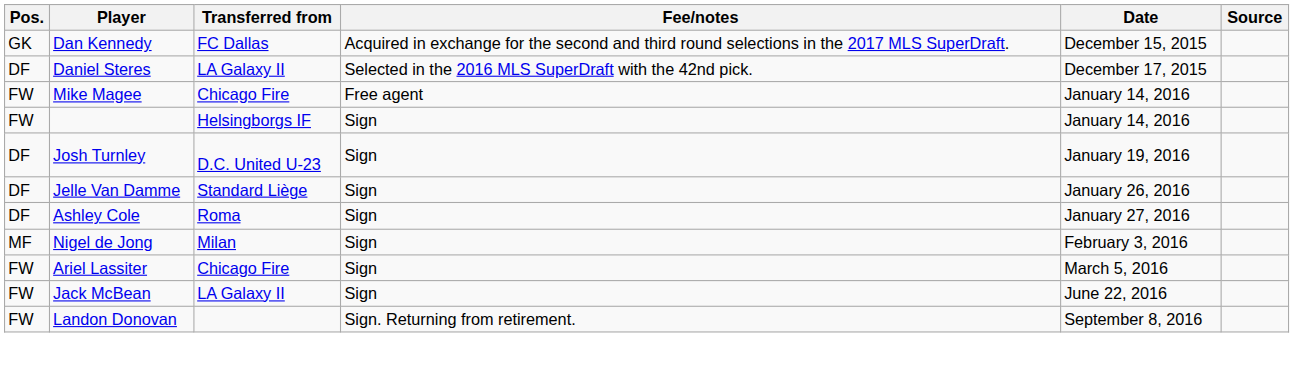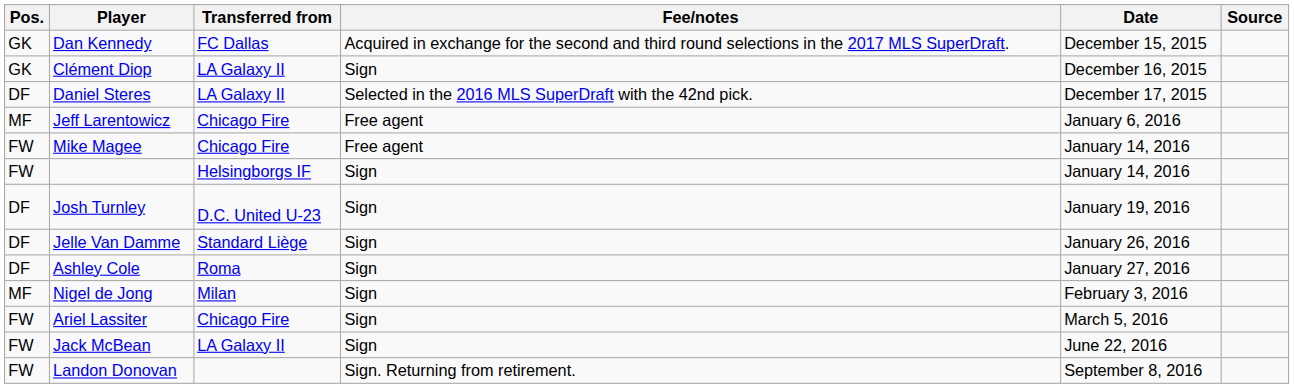+ row: (102, 69)
+ row: (112, 121)
